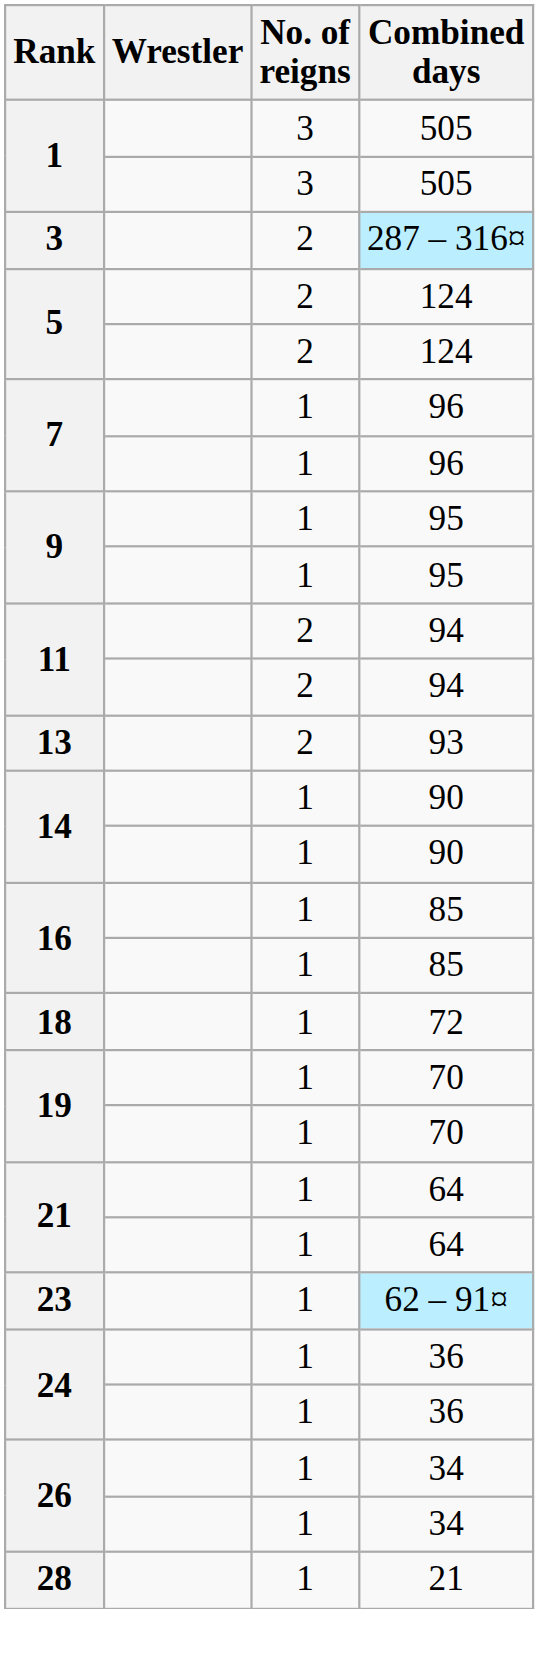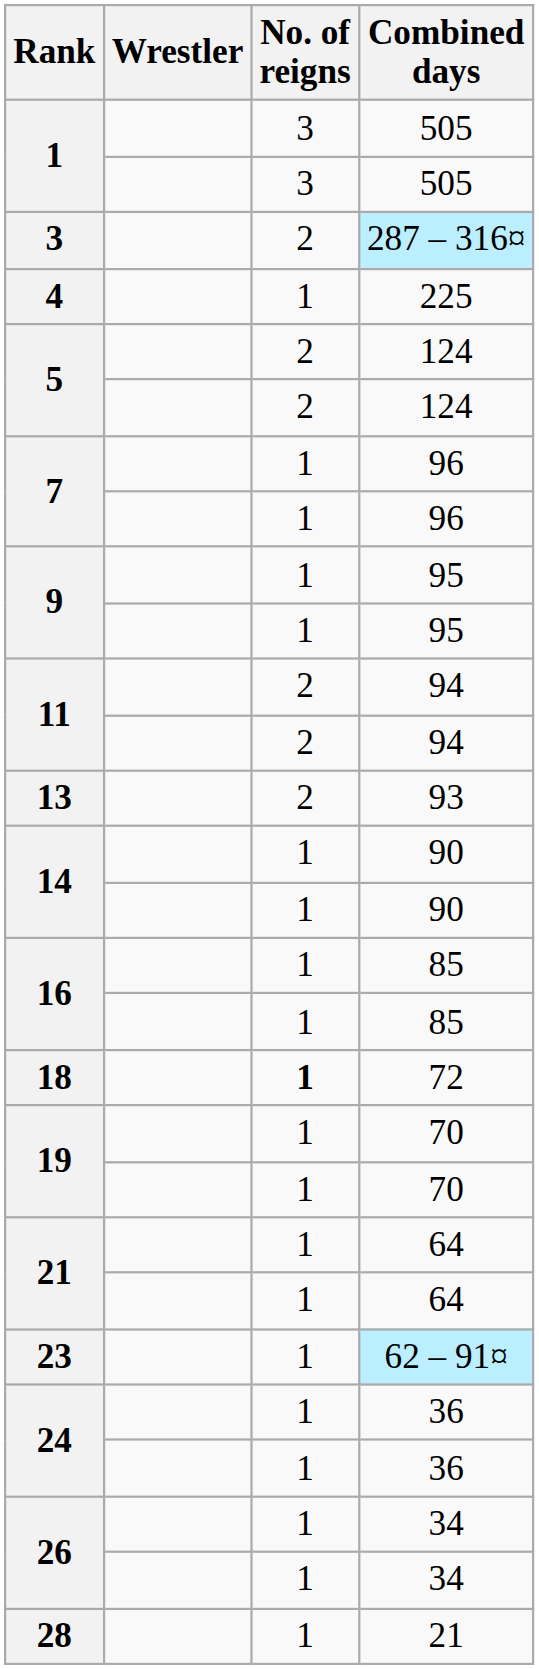+ row: (54, 295)
(305, 1021) normal -> (305, 1076) bold
